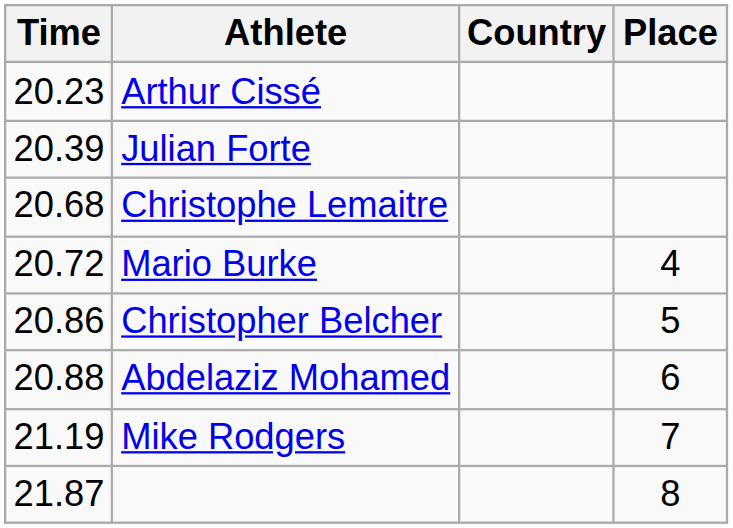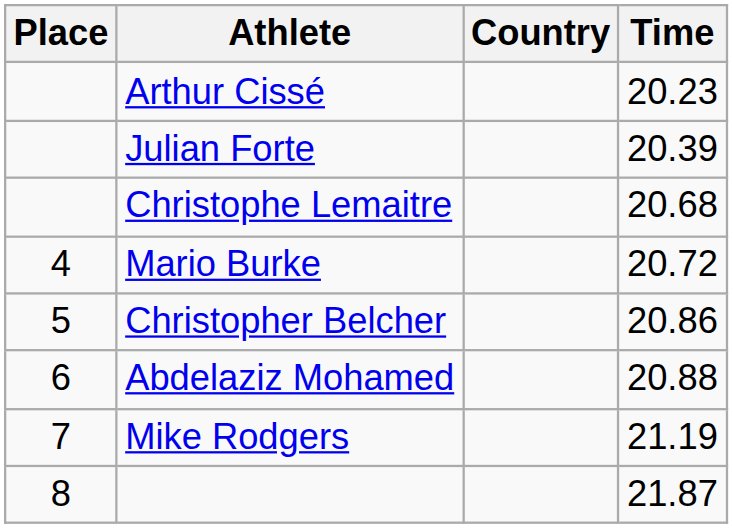columns swapped: (670, 33) <-> (59, 33)
